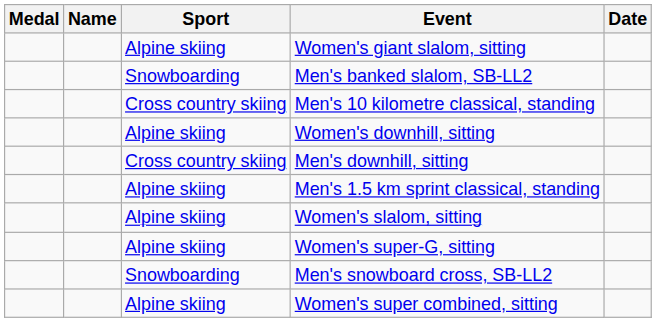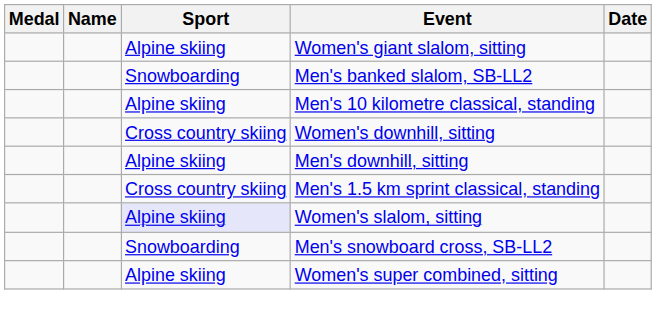(206, 104) Cross country skiing -> (175, 104) Alpine skiing
(175, 133) Alpine skiing -> (206, 133) Cross country skiing
(206, 161) Cross country skiing -> (175, 161) Alpine skiing
(175, 189) Alpine skiing -> (206, 189) Cross country skiing
(175, 218) no background -> (175, 218) lavender background
- row: (395, 246)
